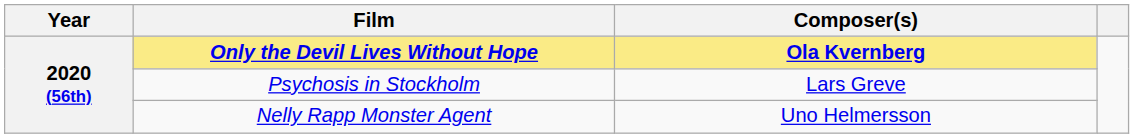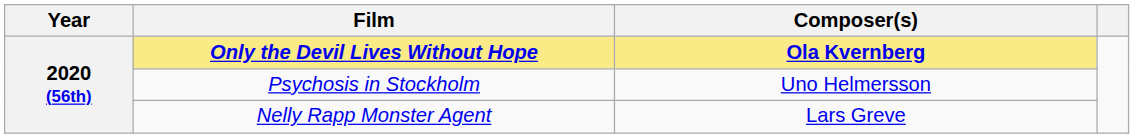(856, 84) Lars Greve -> (856, 84) Uno Helmersson
(856, 116) Uno Helmersson -> (856, 116) Lars Greve
